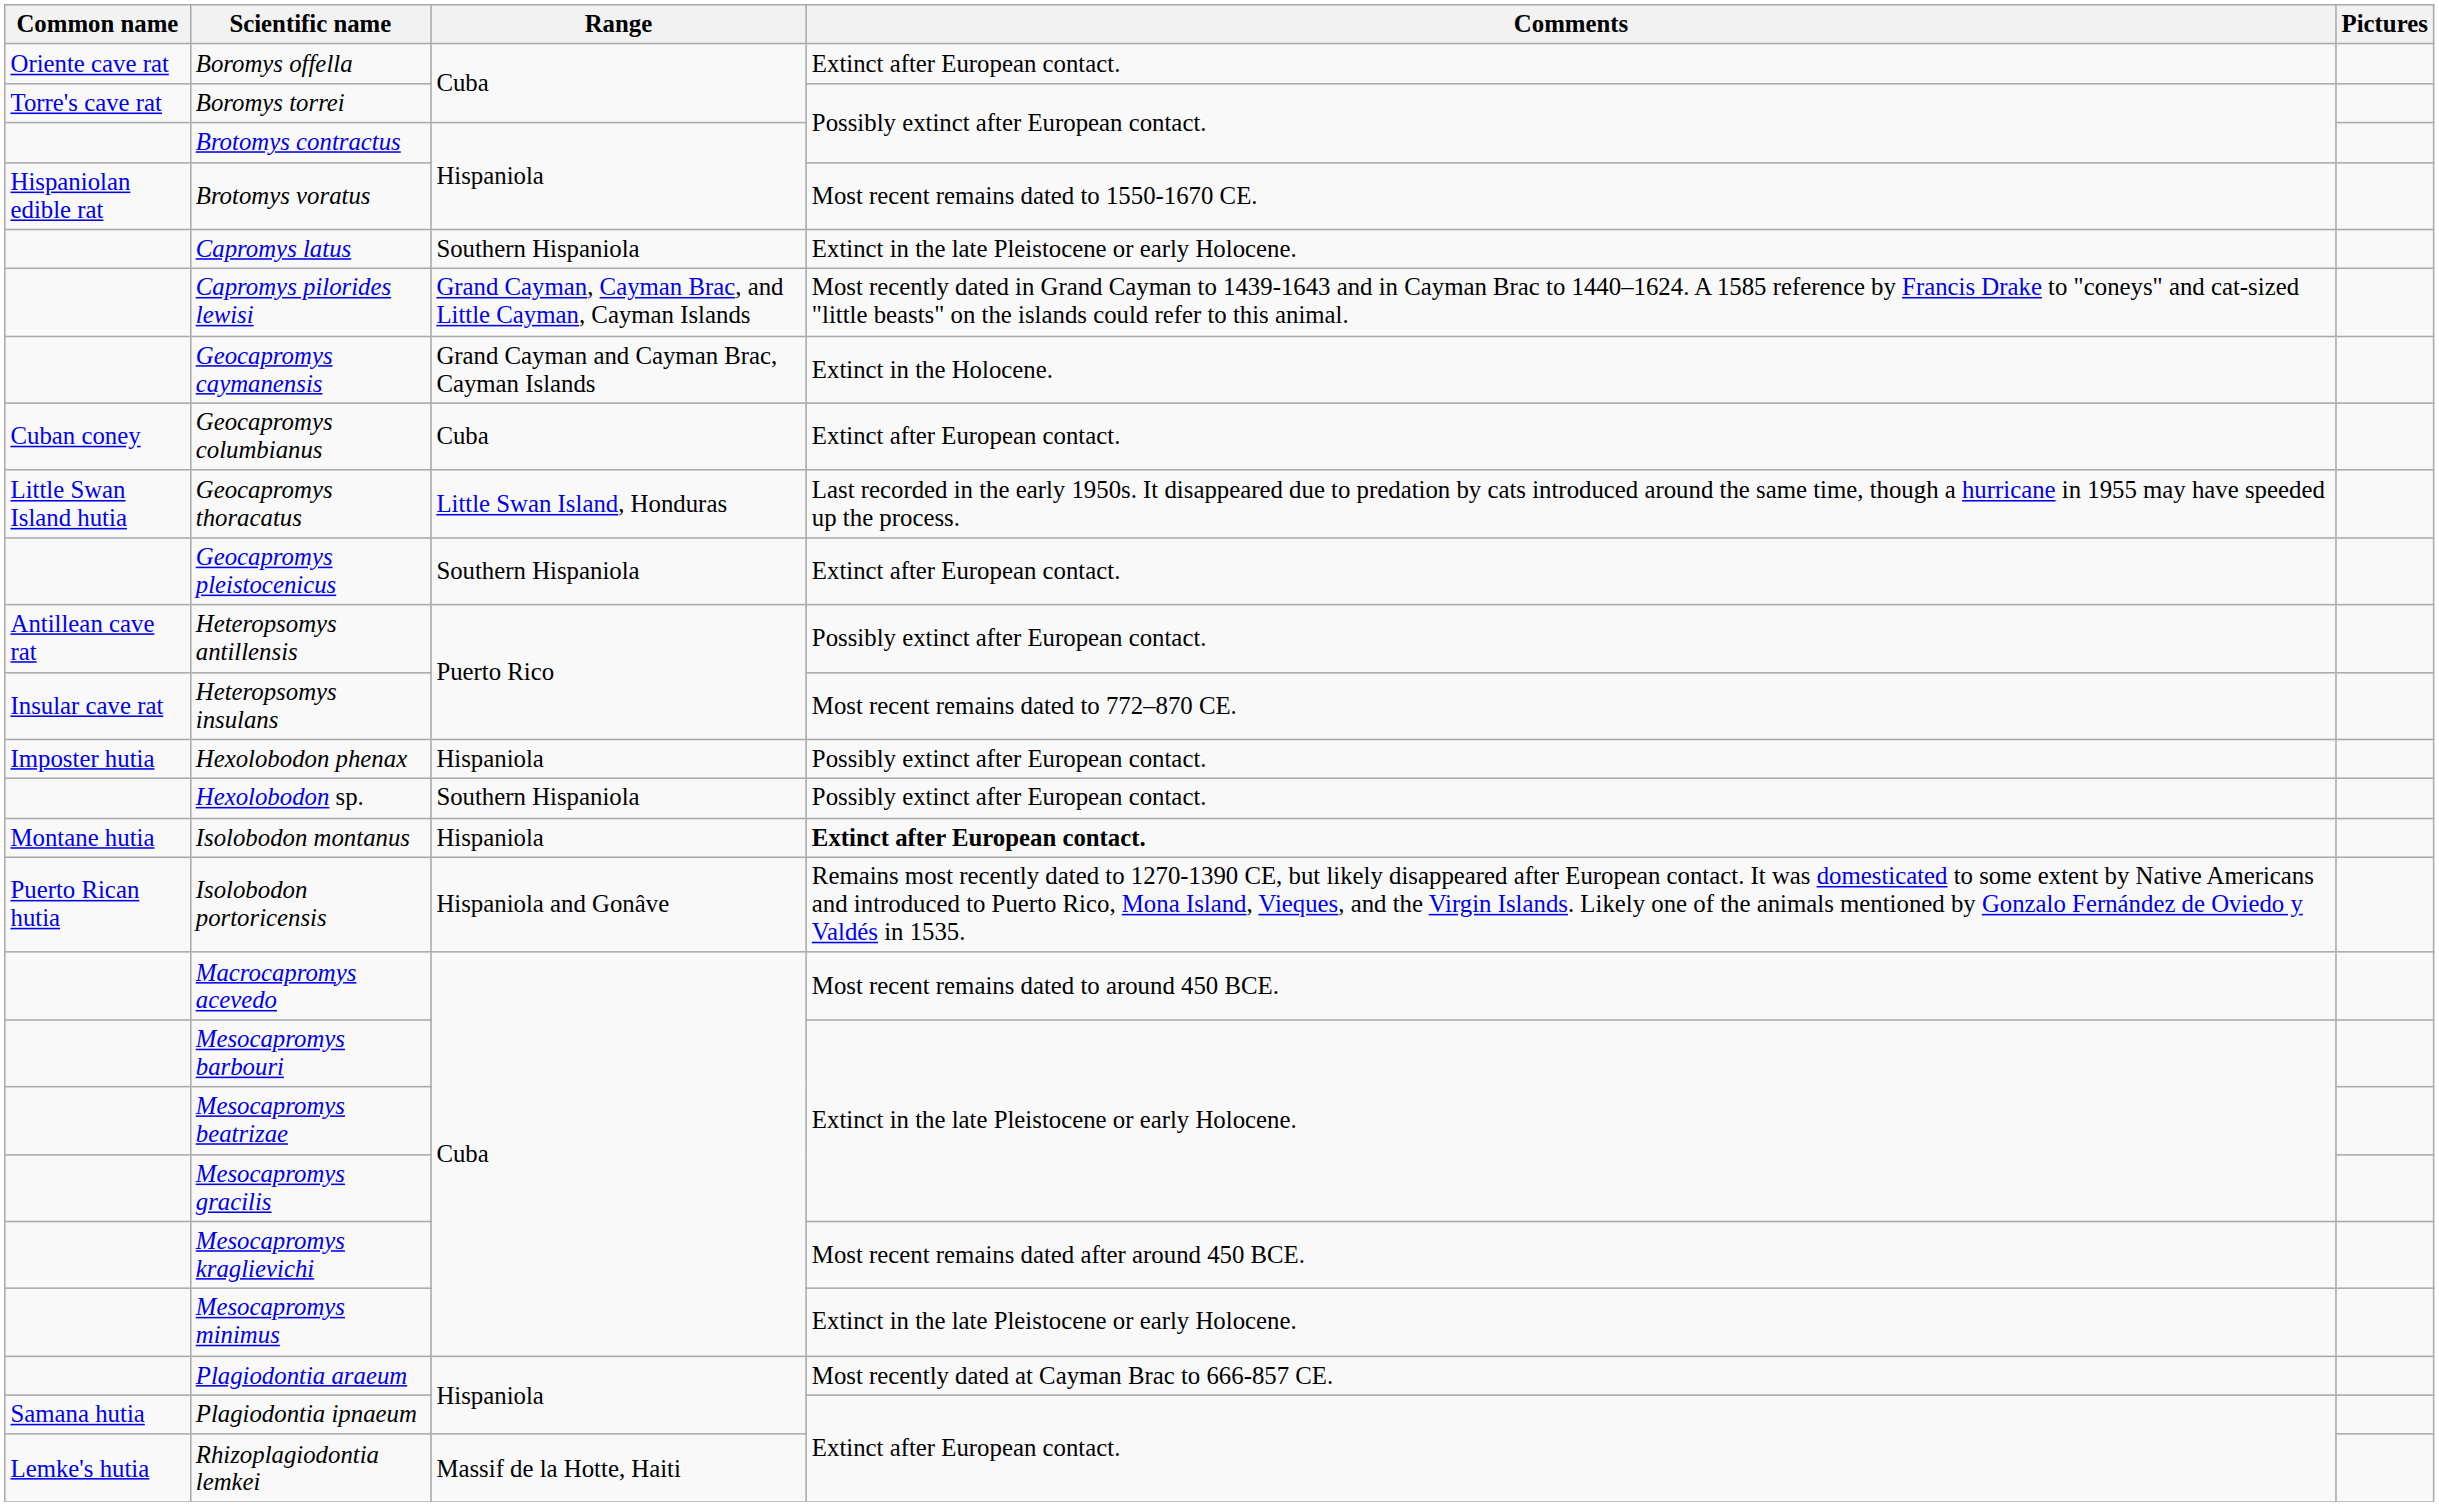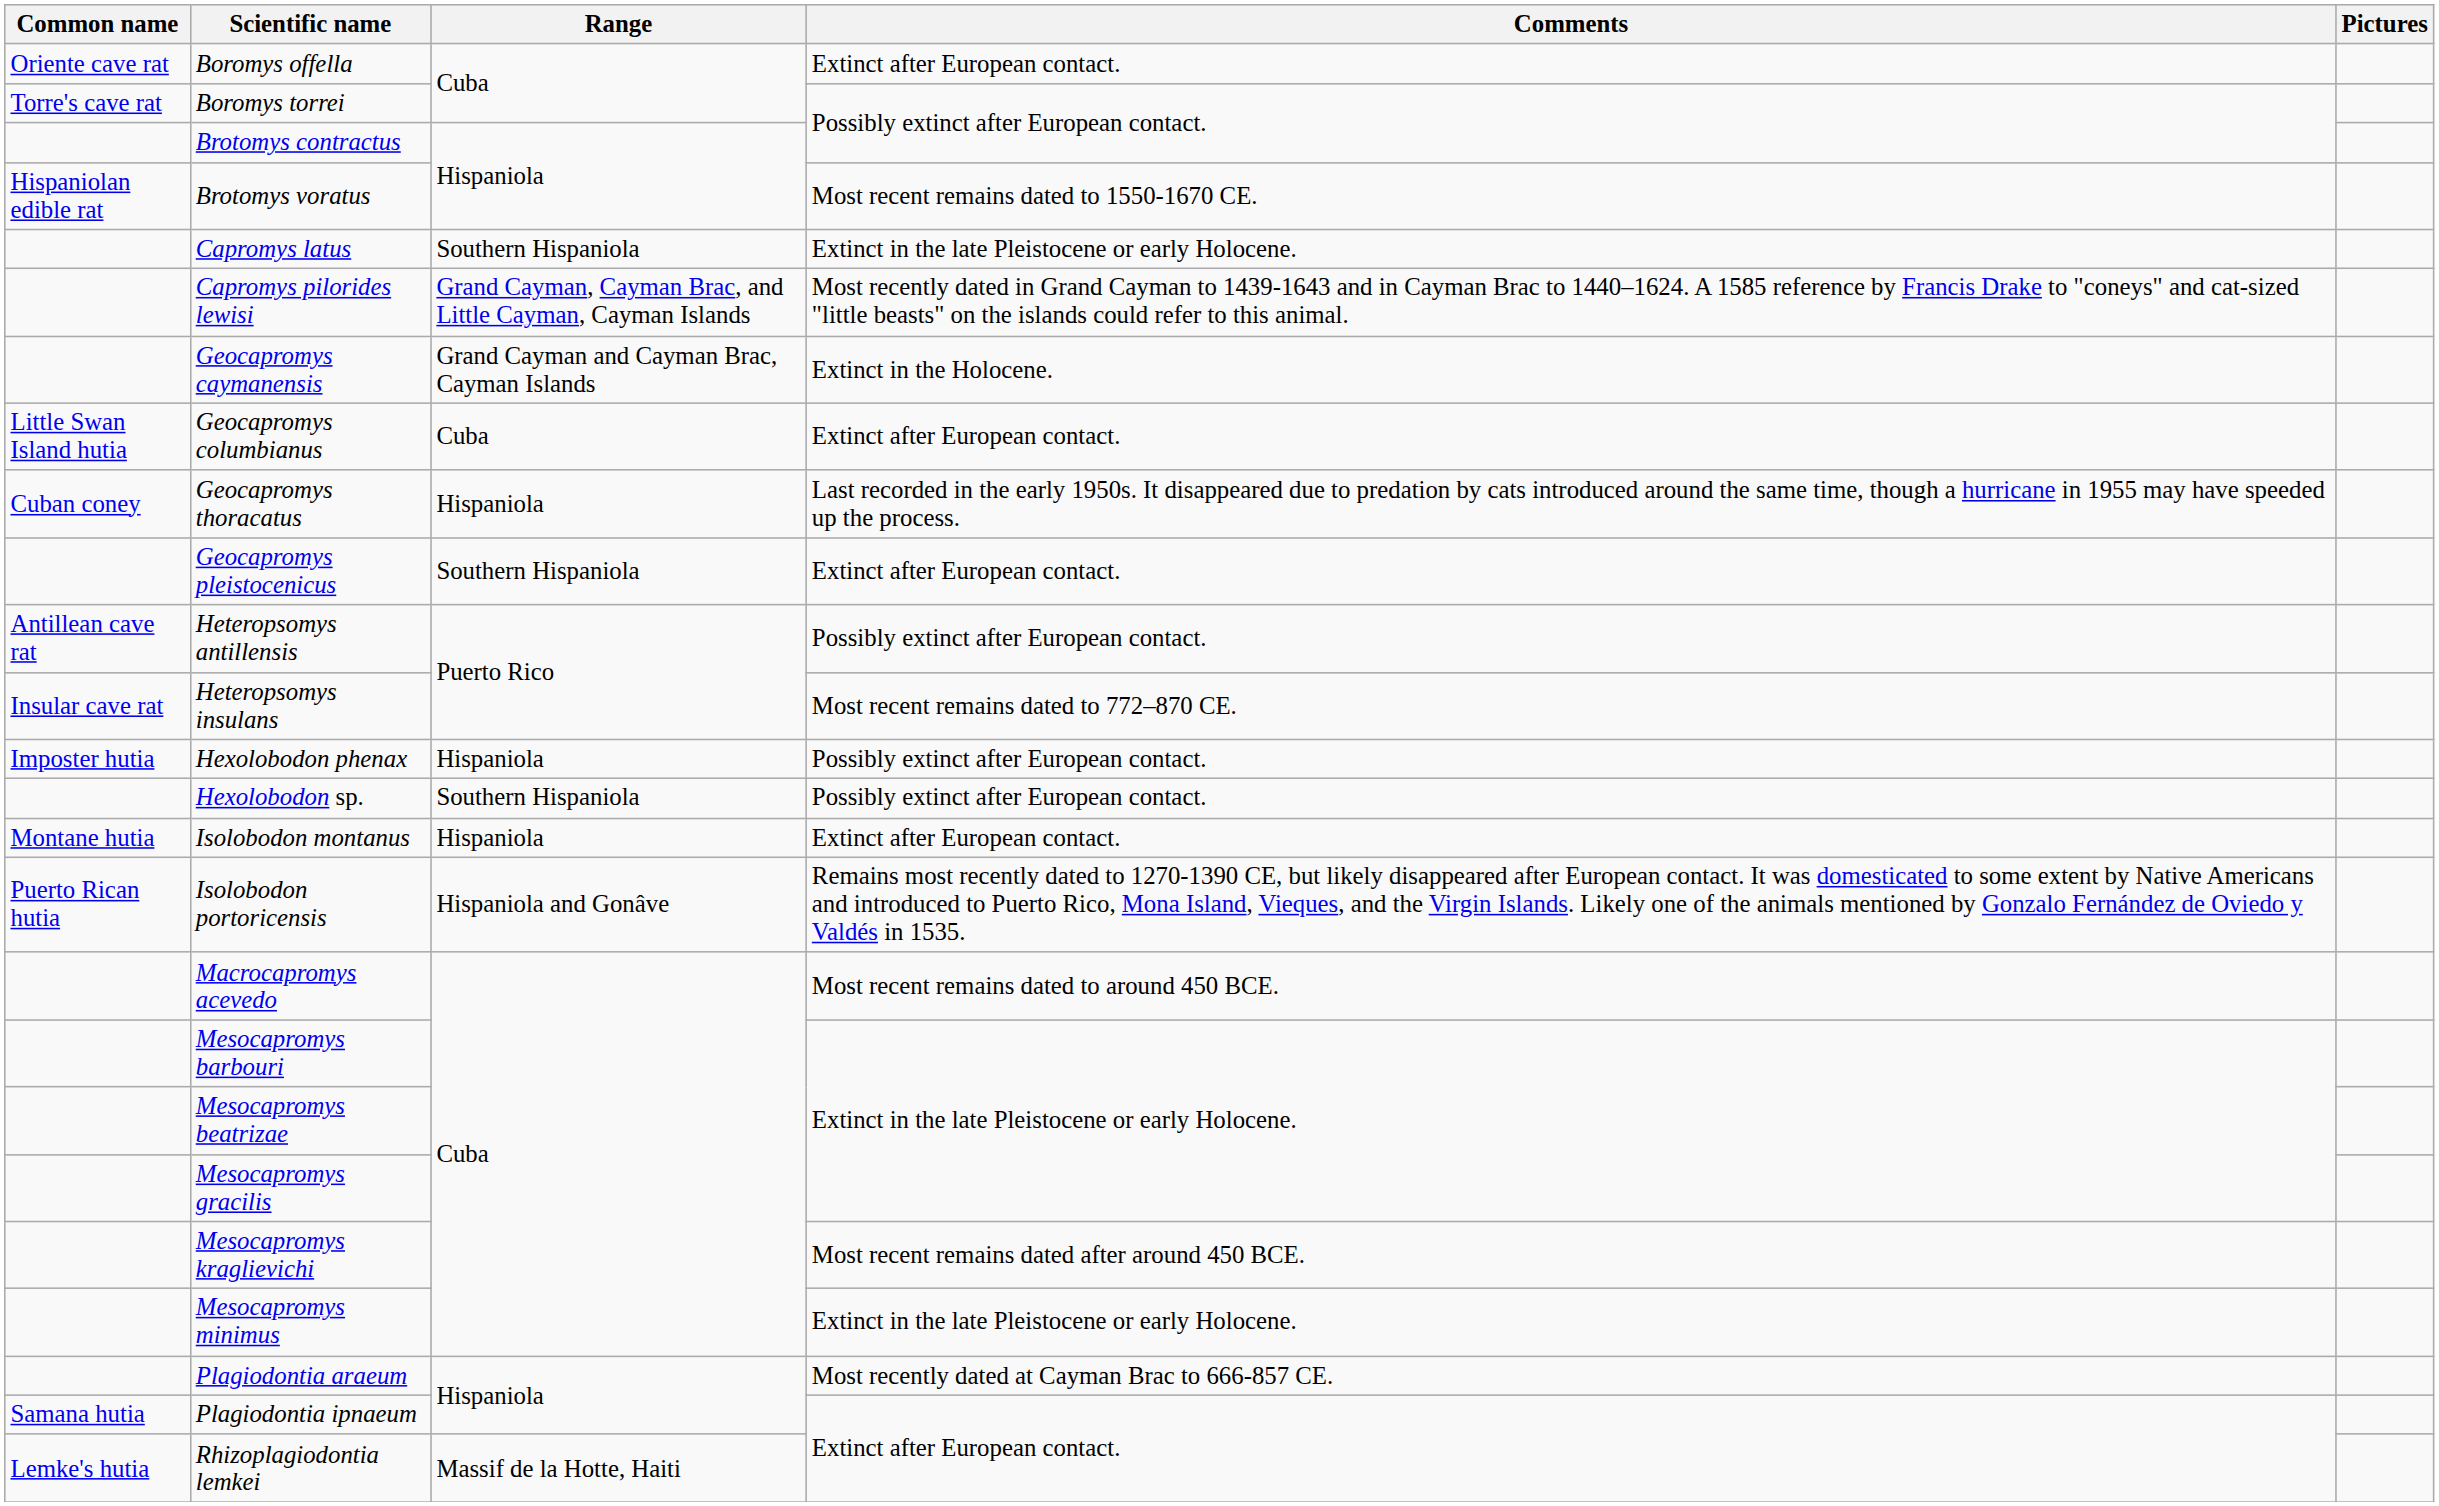(76, 436) Cuban coney -> (69, 436) Little Swan Island hutia
(69, 503) Little Swan Island hutia -> (76, 503) Cuban coney
(582, 503) Little Swan Island, Honduras -> (490, 503) Hispaniola
(979, 837) bold -> (966, 837) normal
